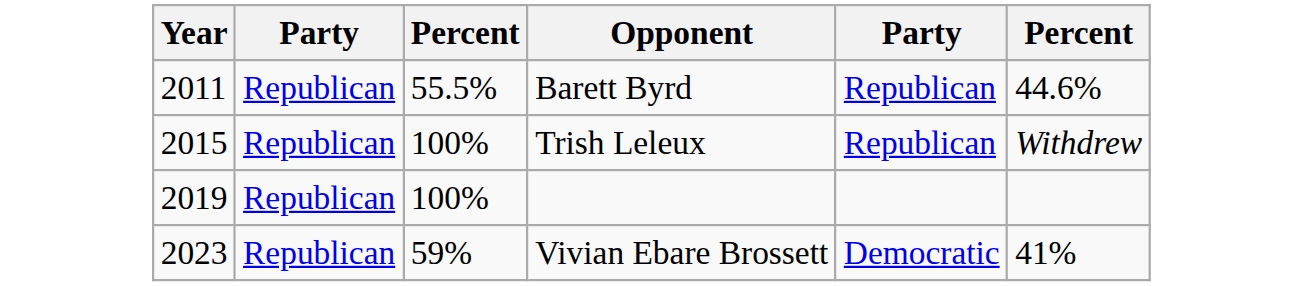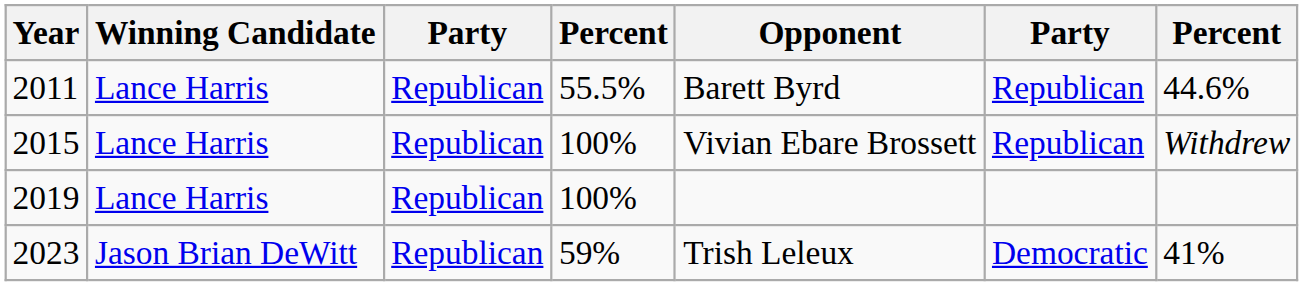+ column: (235, 32)
(620, 142) Trish Leleux -> (830, 142) Vivian Ebare Brossett
(682, 252) Vivian Ebare Brossett -> (769, 252) Trish Leleux
